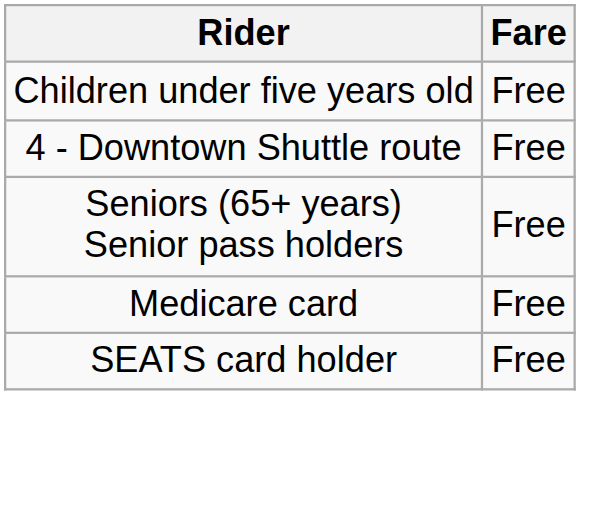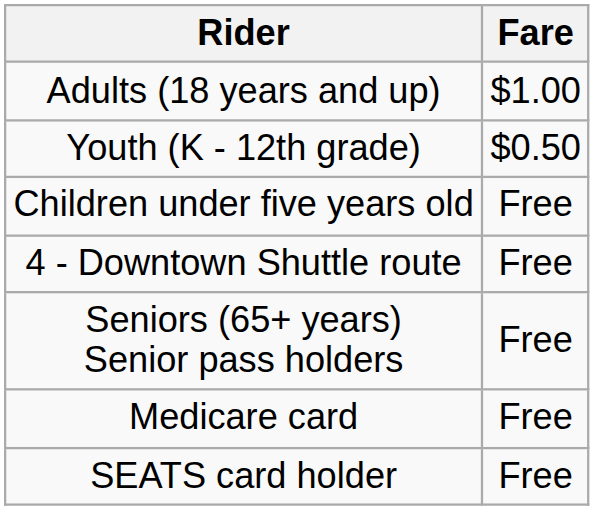+ row: (244, 90)
+ row: (244, 147)
